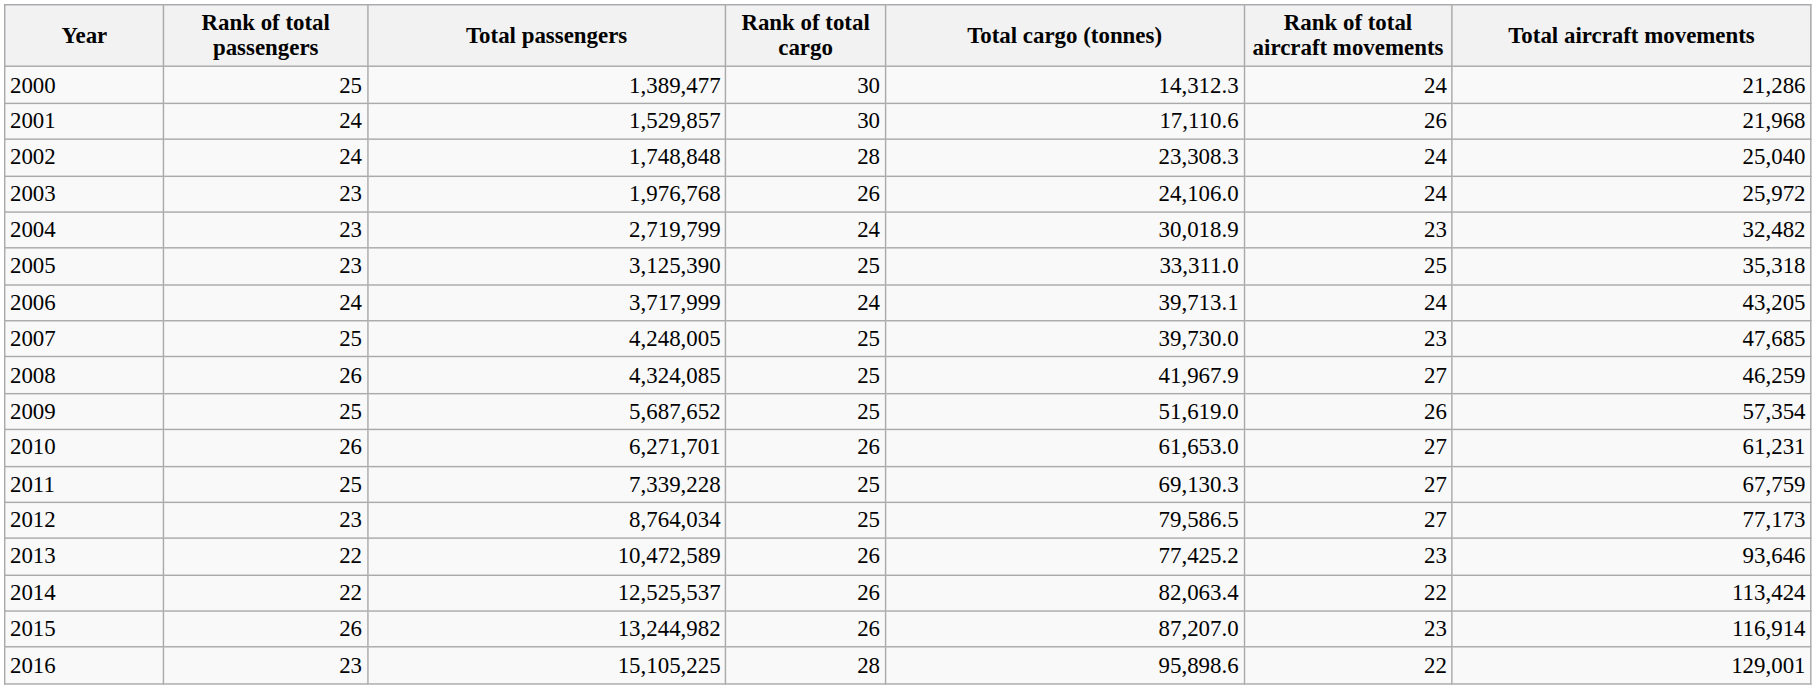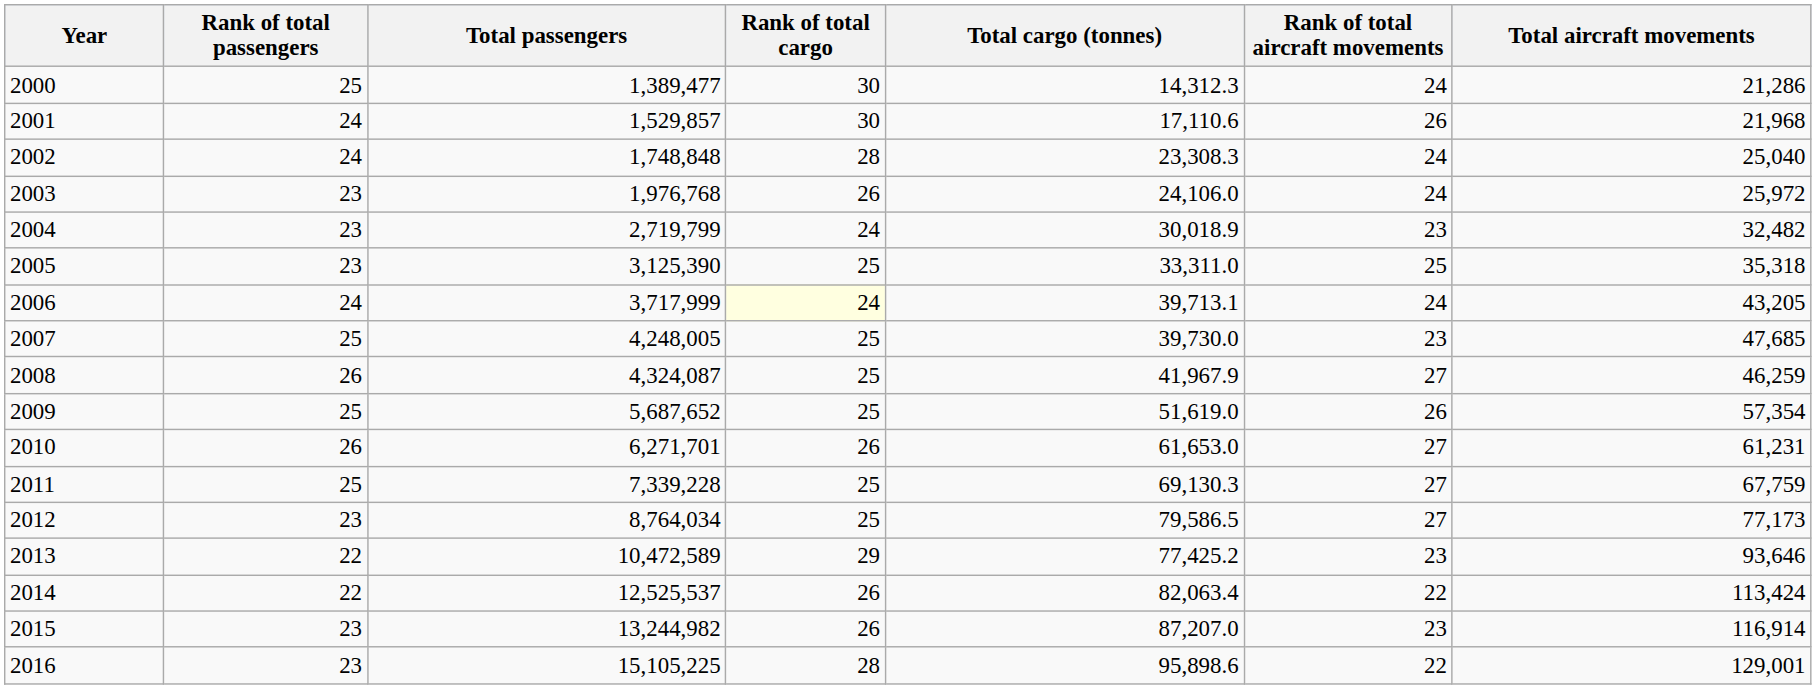(869, 302) no background -> (869, 302) lightyellow background
(675, 374) 4,324,085 -> (675, 374) 4,324,087
(869, 556) 26 -> (869, 556) 29
(351, 628) 26 -> (351, 628) 23
